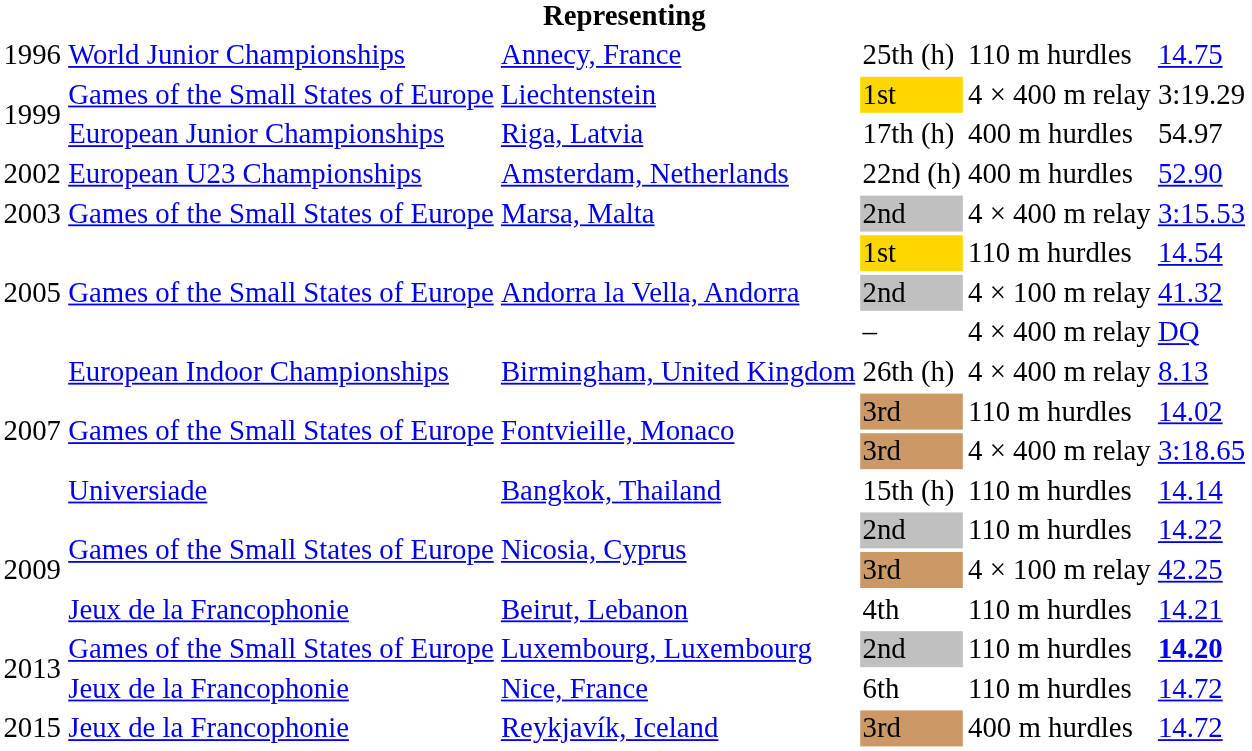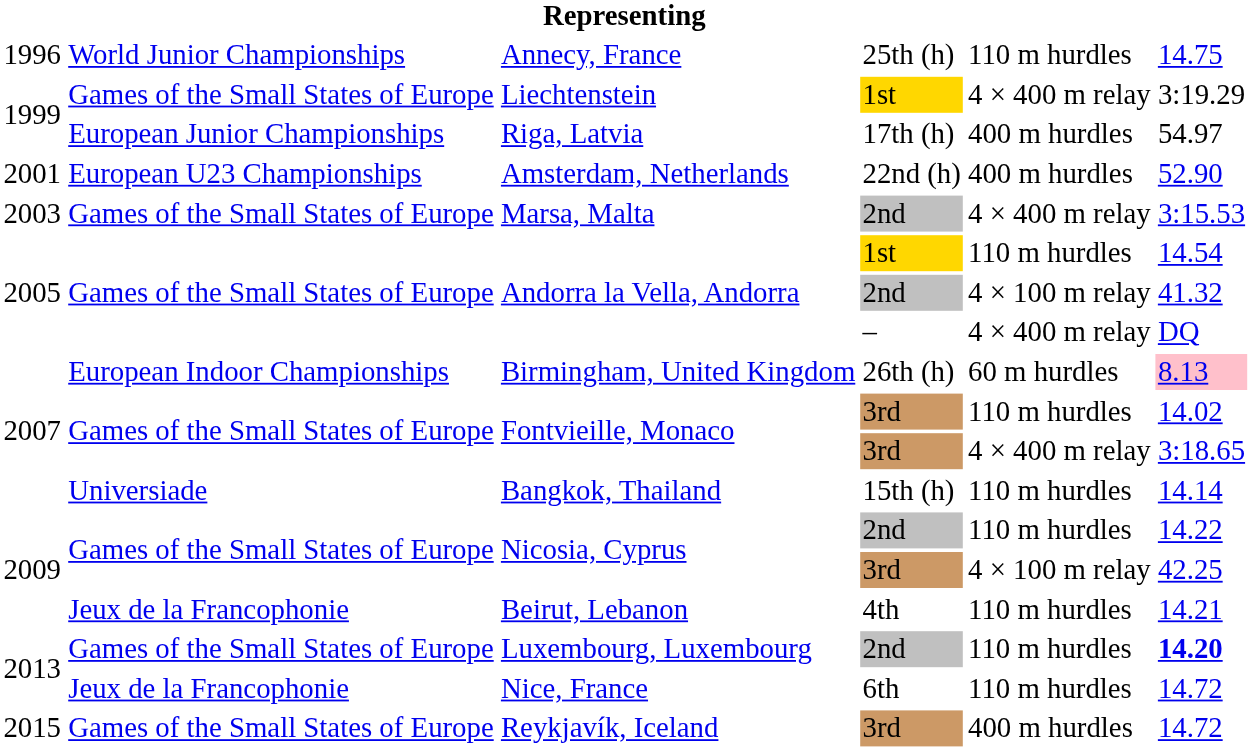(32, 173) 2002 -> (32, 173) 2001
(1059, 371) 4 × 400 m relay -> (1043, 371) 60 m hurdles
(1183, 371) no background -> (1183, 371) pink background
(209, 727) Jeux de la Francophonie -> (281, 727) Games of the Small States of Europe
